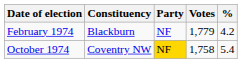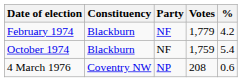(119, 49) Coventry NW -> (111, 49) Blackburn
(164, 49) gold background -> (164, 49) no background
(202, 49) 1,758 -> (202, 49) 1,759
+ row: (39, 67)
